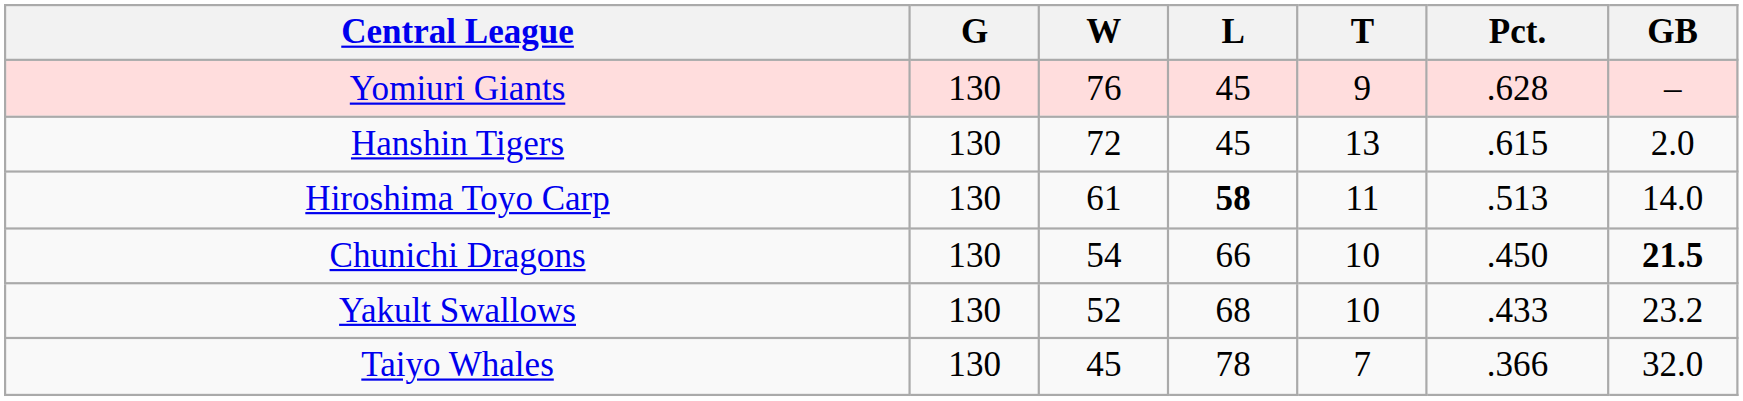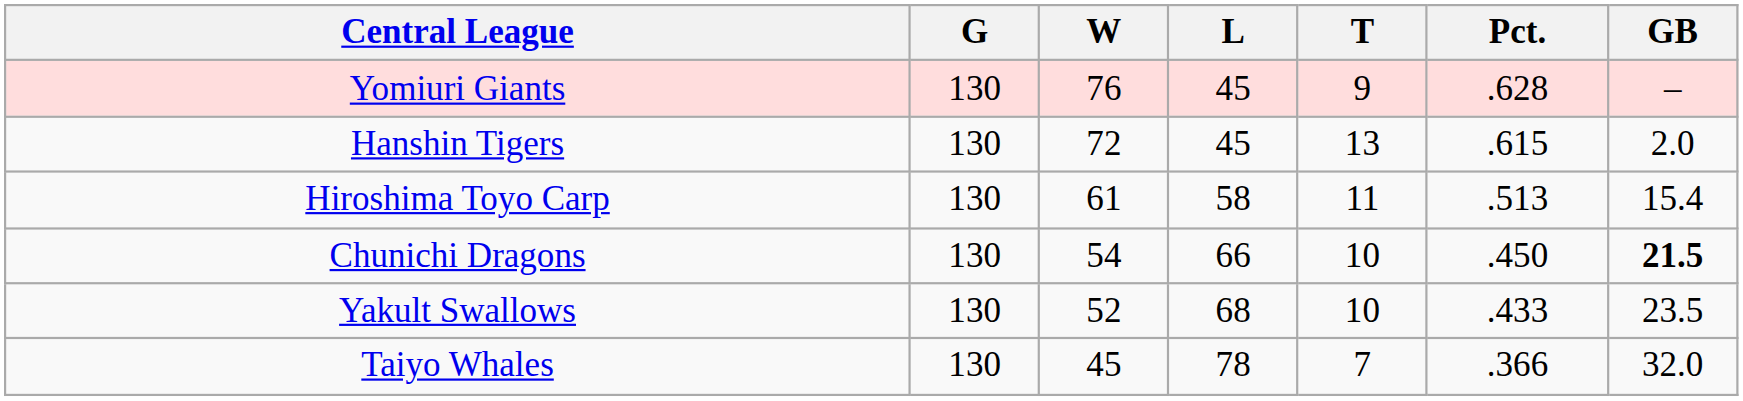(1233, 198) bold -> (1233, 198) normal
(1673, 198) 14.0 -> (1673, 198) 15.4
(1673, 310) 23.2 -> (1673, 310) 23.5
